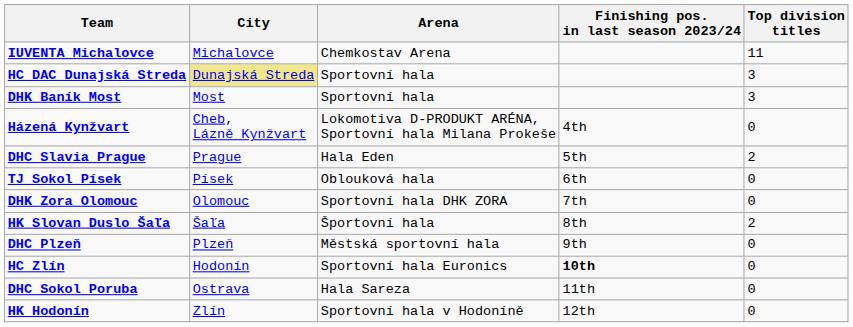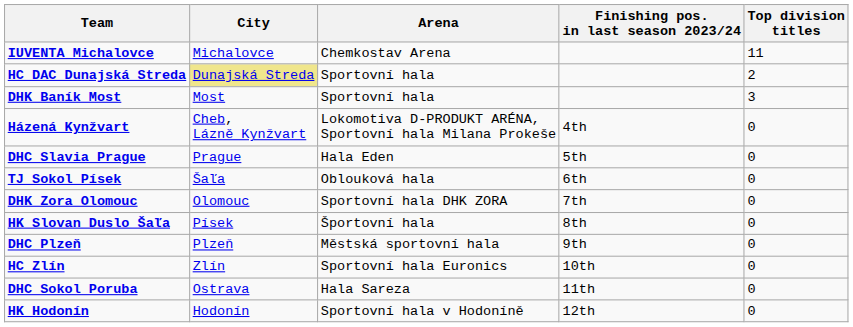(752, 75) 3 -> (752, 75) 2
(752, 157) 2 -> (752, 157) 0
(213, 179) Písek -> (209, 179) Šaľa
(209, 223) Šaľa -> (213, 223) Písek
(752, 223) 2 -> (752, 223) 0
(221, 267) Hodonín -> (209, 267) Zlín
(579, 267) bold -> (579, 267) normal
(209, 311) Zlín -> (221, 311) Hodonín
